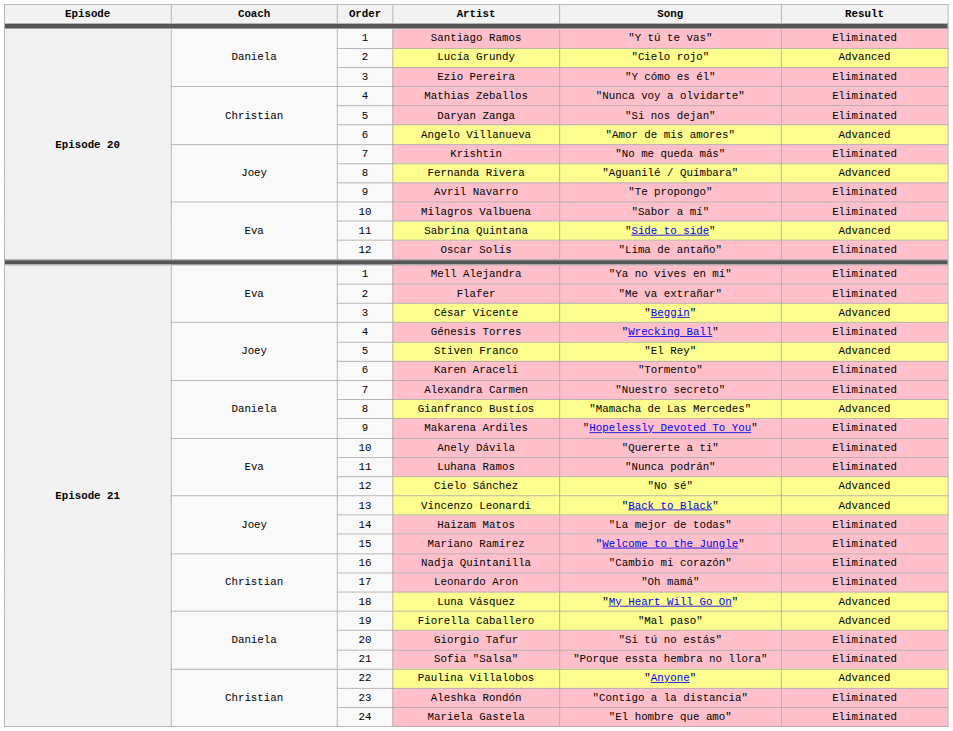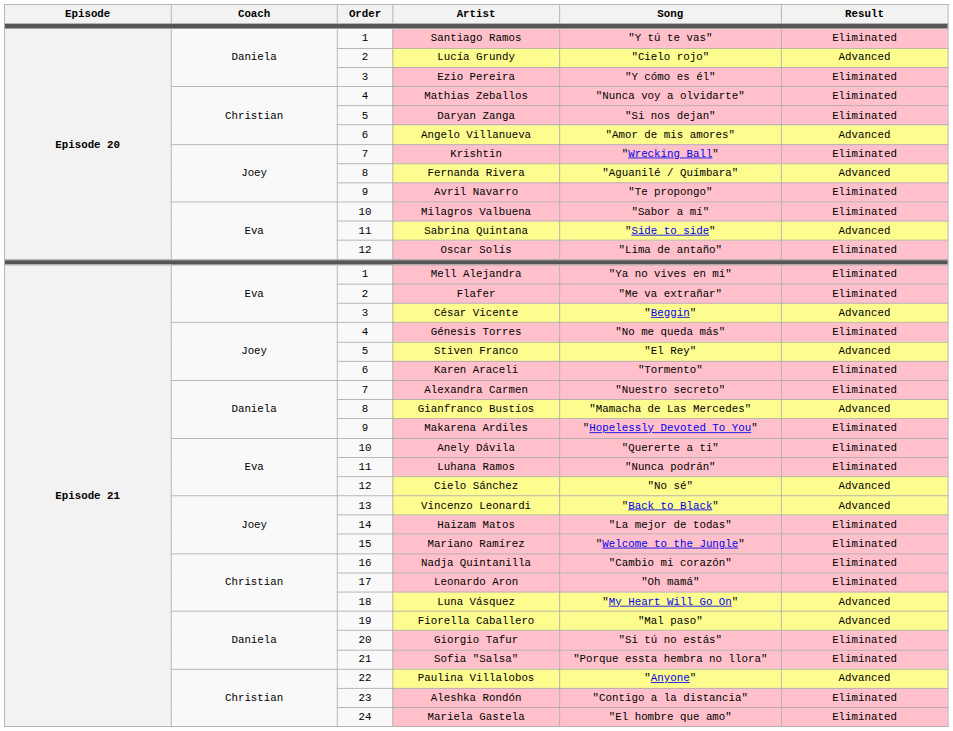(670, 154) "No me queda más" -> (670, 154) "Wrecking Ball"
(670, 332) "Wrecking Ball" -> (670, 332) "No me queda más"
